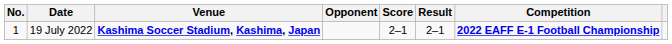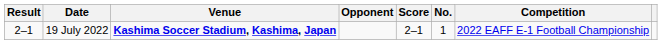columns swapped: (16, 13) <-> (435, 13)
(558, 30) bold -> (553, 30) normal
